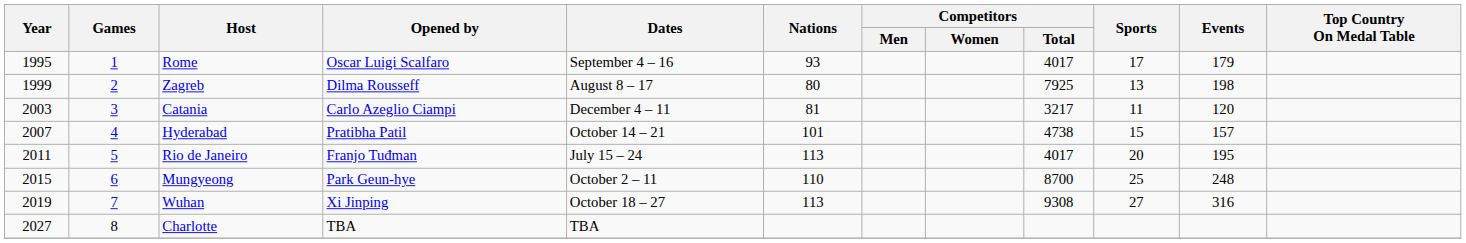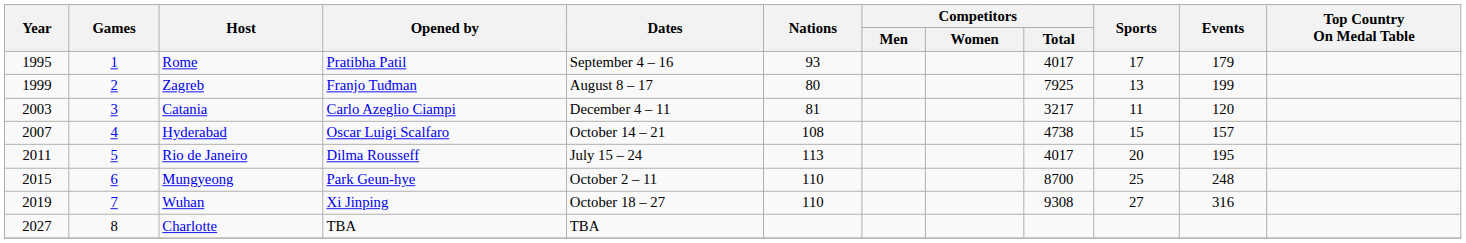(388, 62) Oscar Luigi Scalfaro -> (366, 62) Pratibha Patil
(373, 86) Dilma Rousseff -> (372, 86) Franjo Tuđman
(1223, 86) 198 -> (1223, 86) 199
(366, 132) Pratibha Patil -> (388, 132) Oscar Luigi Scalfaro
(813, 132) 101 -> (813, 132) 108
(372, 156) Franjo Tuđman -> (373, 156) Dilma Rousseff
(813, 202) 113 -> (813, 202) 110
